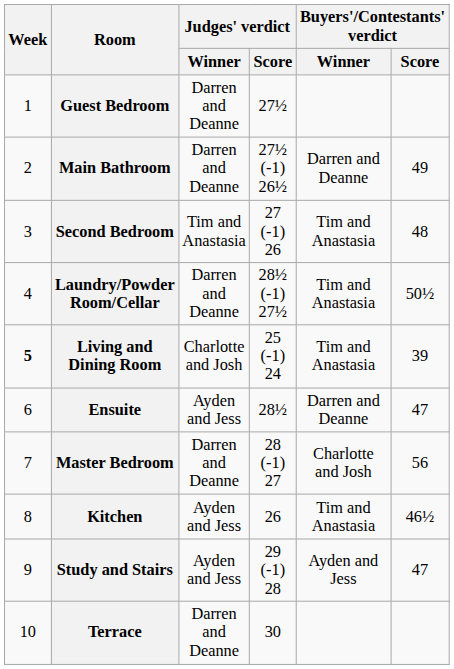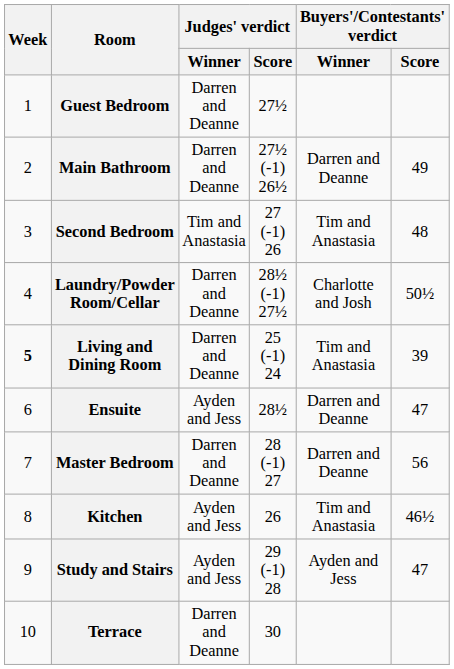(343, 293) Tim and Anastasia -> (343, 293) Charlotte and Josh
(214, 356) Charlotte and Josh -> (214, 356) Darren and Deanne
(343, 463) Charlotte and Josh -> (343, 463) Darren and Deanne
